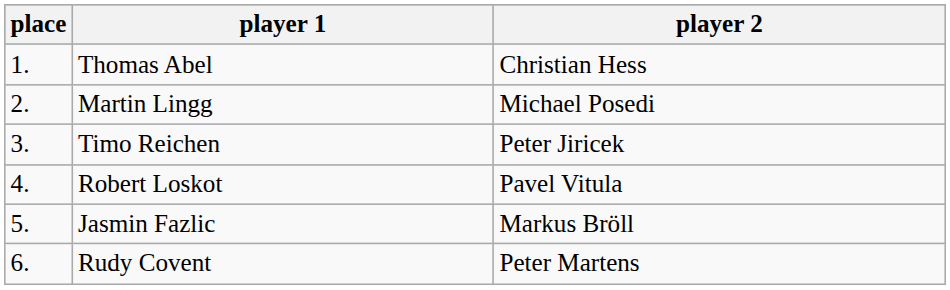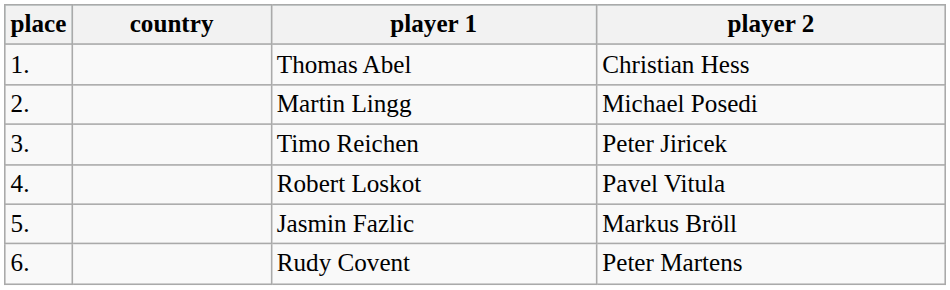+ column: (172, 24)
